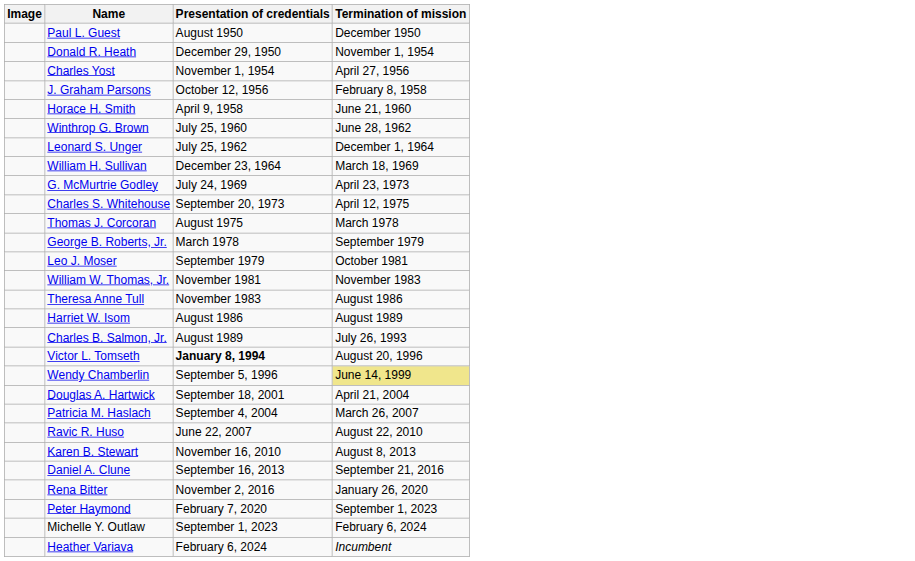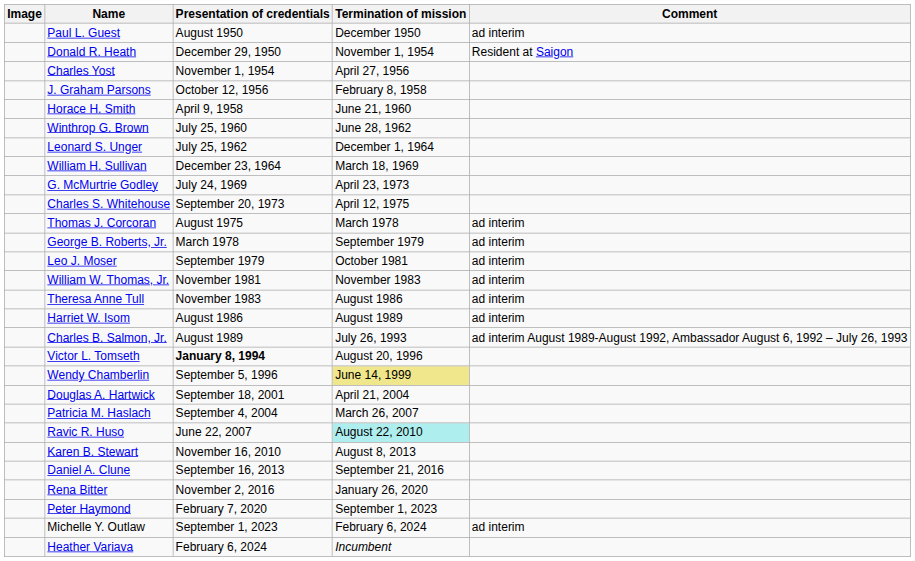+ column: (690, 14)
(379, 432) no background -> (379, 432) paleturquoise background
